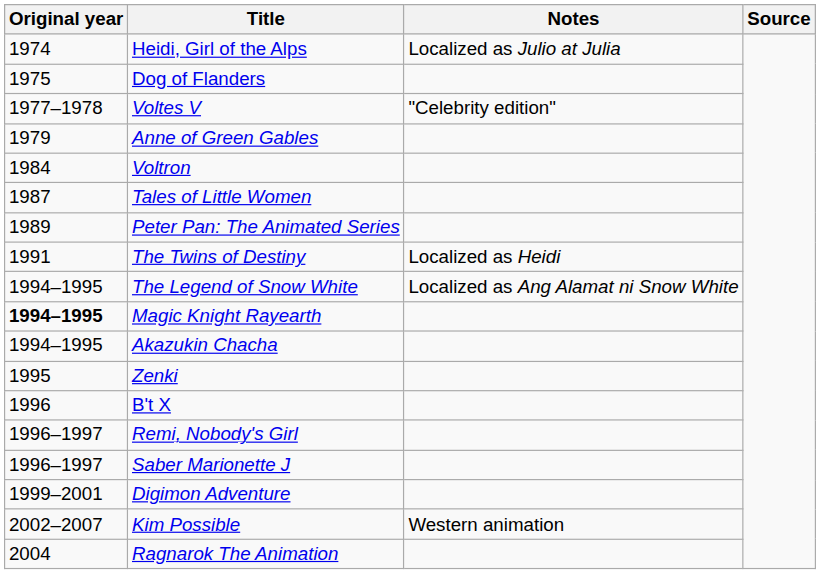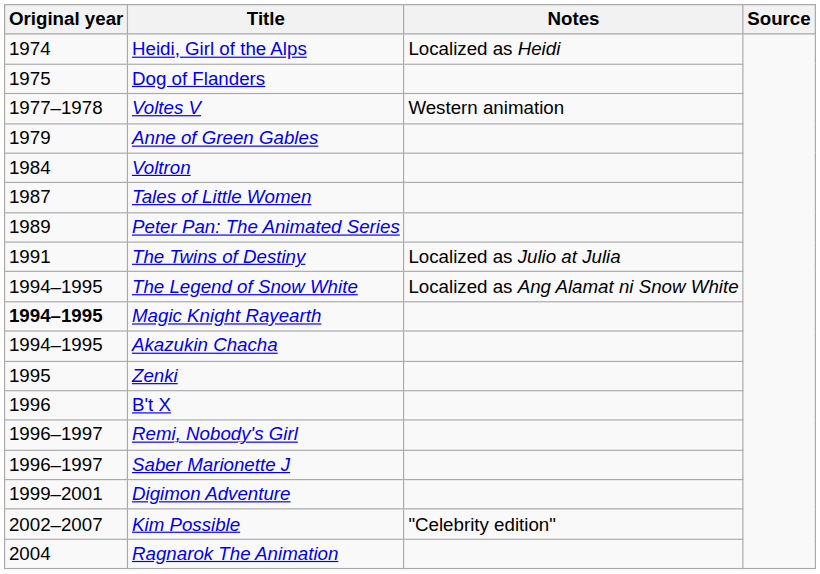(515, 49) Localized as Julio at Julia -> (484, 49) Localized as Heidi
(482, 108) "Celebrity edition" -> (486, 108) Western animation
(484, 256) Localized as Heidi -> (515, 256) Localized as Julio at Julia
(486, 524) Western animation -> (482, 524) "Celebrity edition"
